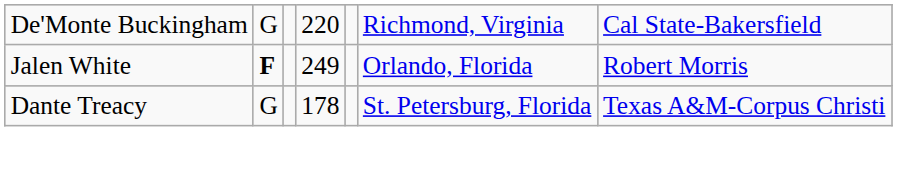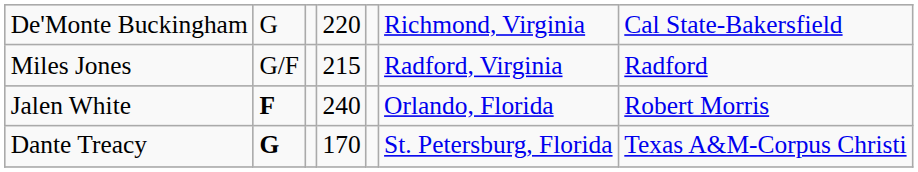+ row: (71, 65)
(320, 65) 249 -> (342, 105) 240
(269, 105) normal -> (269, 145) bold
(320, 105) 178 -> (342, 145) 170
